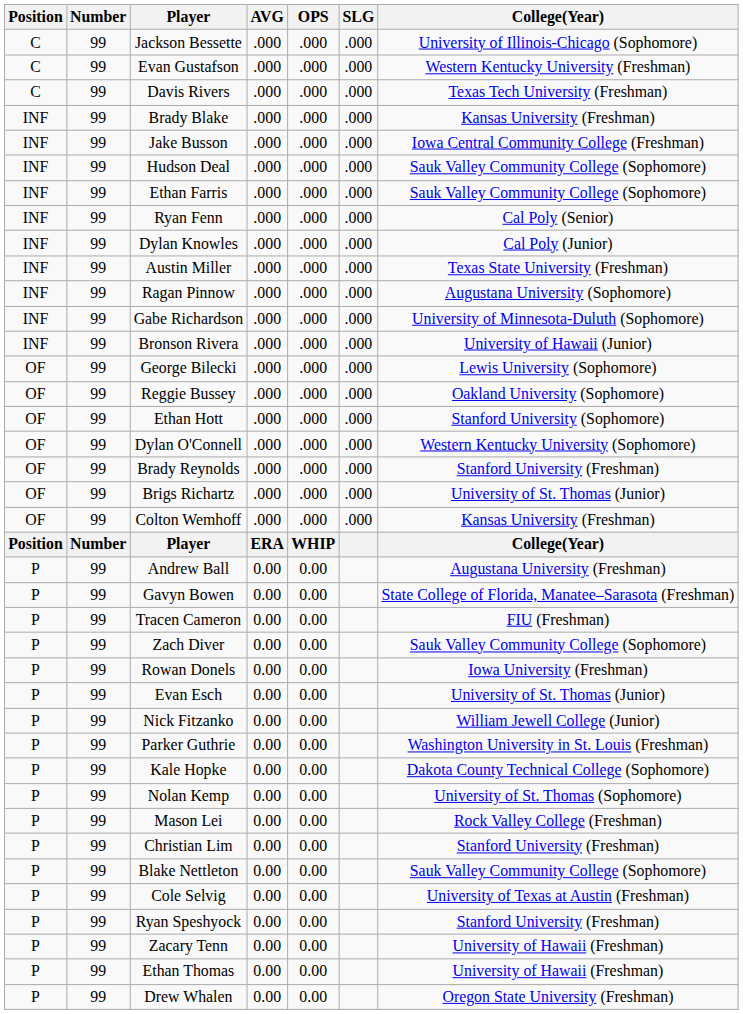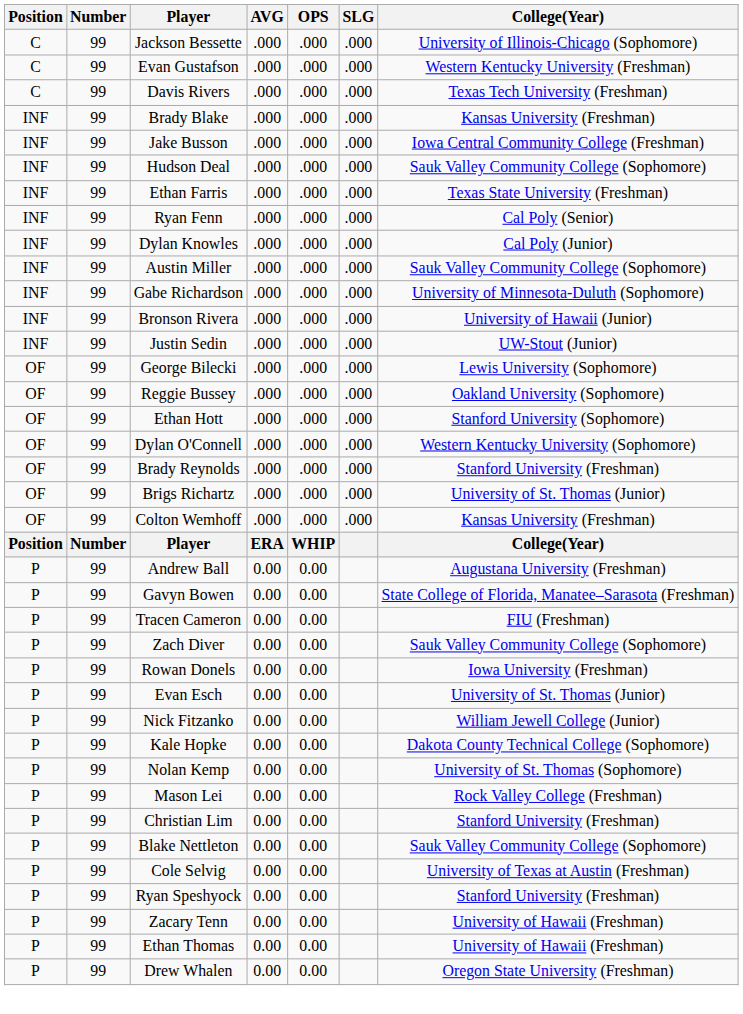(558, 192) Sauk Valley Community College (Sophomore) -> (558, 192) Texas State University (Freshman)
(558, 268) Texas State University (Freshman) -> (558, 268) Sauk Valley Community College (Sophomore)
- row: (188, 293)
+ row: (188, 343)
- row: (188, 745)
